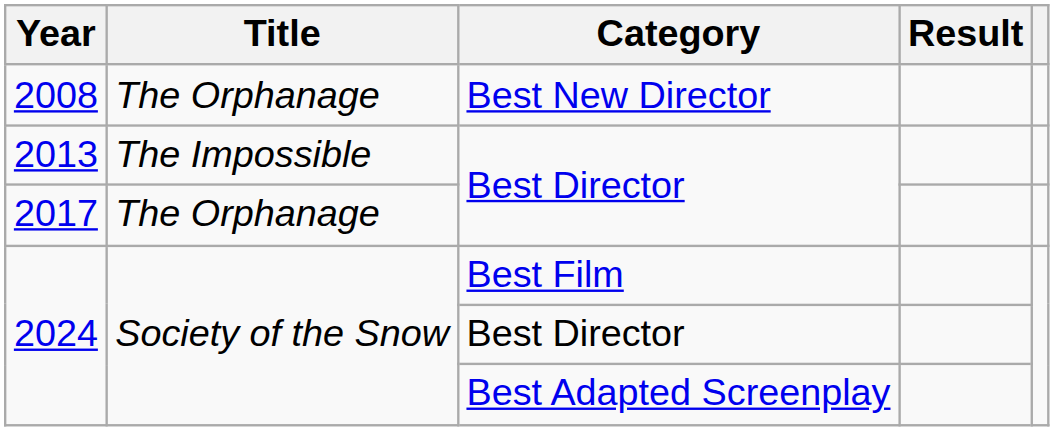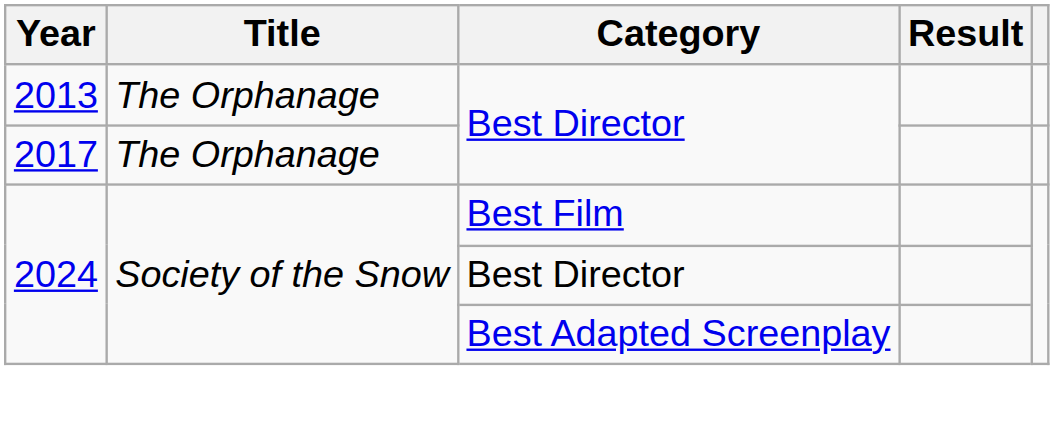- row: (56, 94)
(243, 154) The Impossible -> (248, 94) The Orphanage
